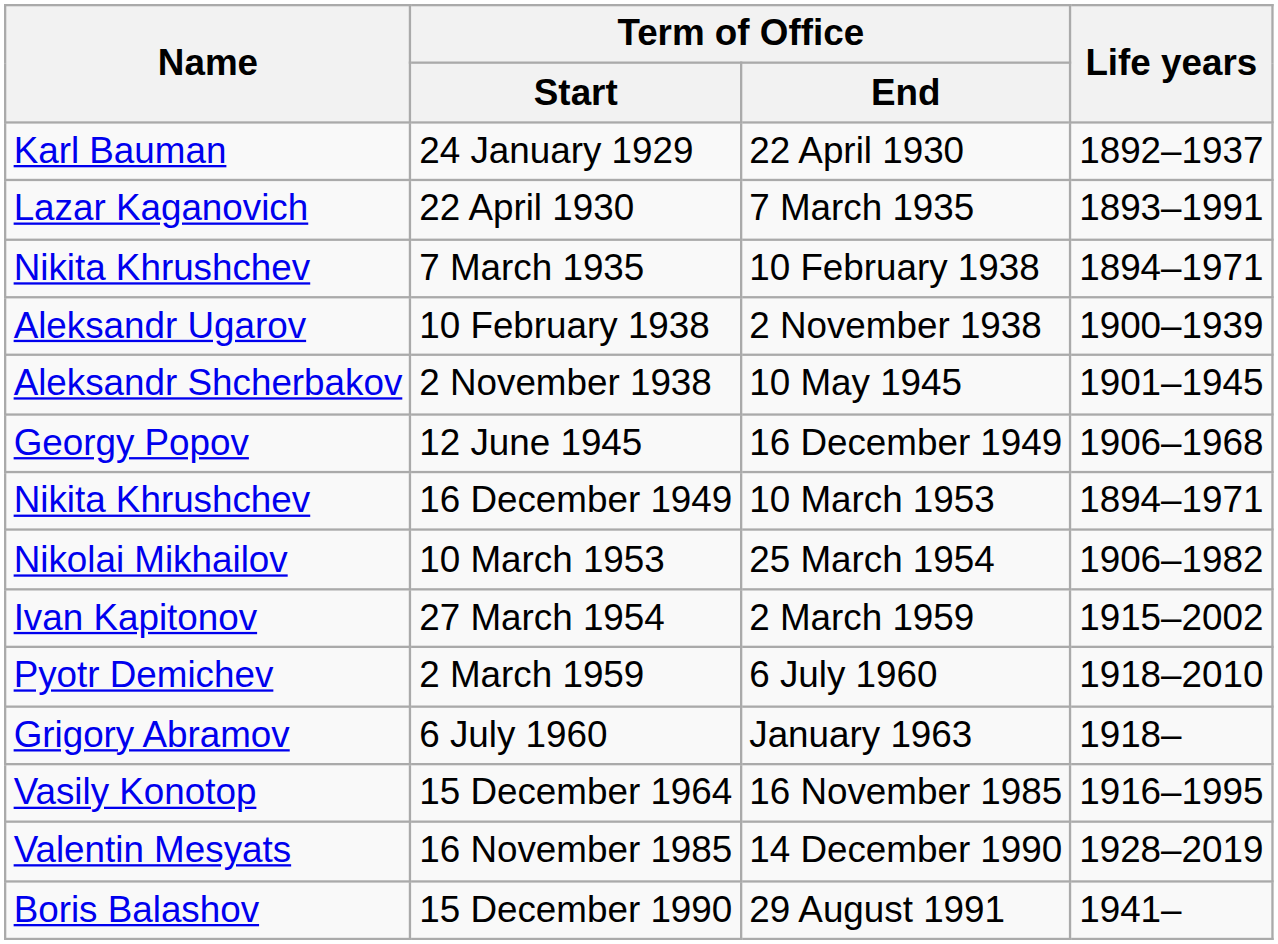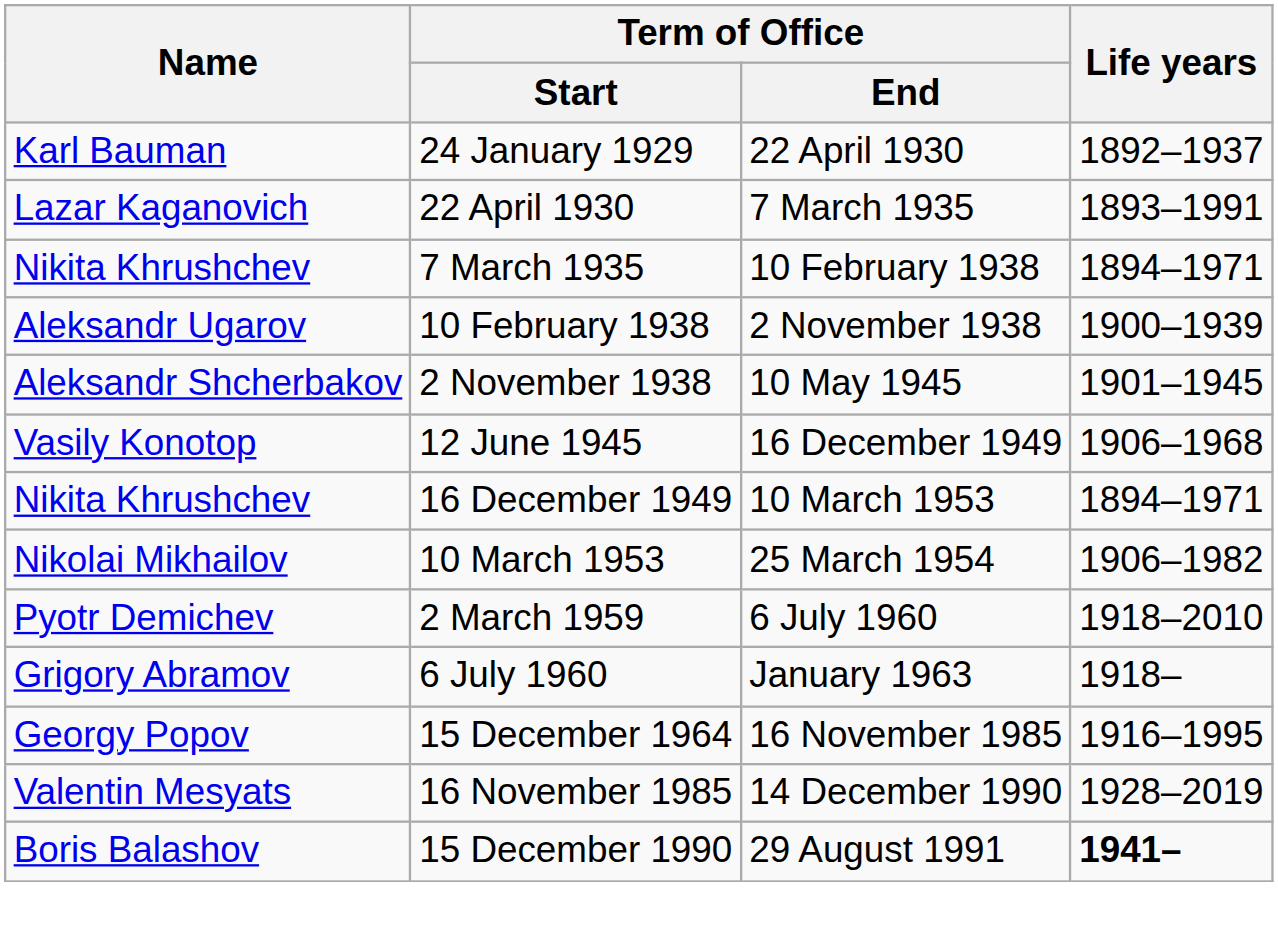(131, 442) Georgy Popov -> (135, 442) Vasily Konotop
- row: (542, 617)
(135, 792) Vasily Konotop -> (131, 734) Georgy Popov
(1130, 909) normal -> (1130, 850) bold
